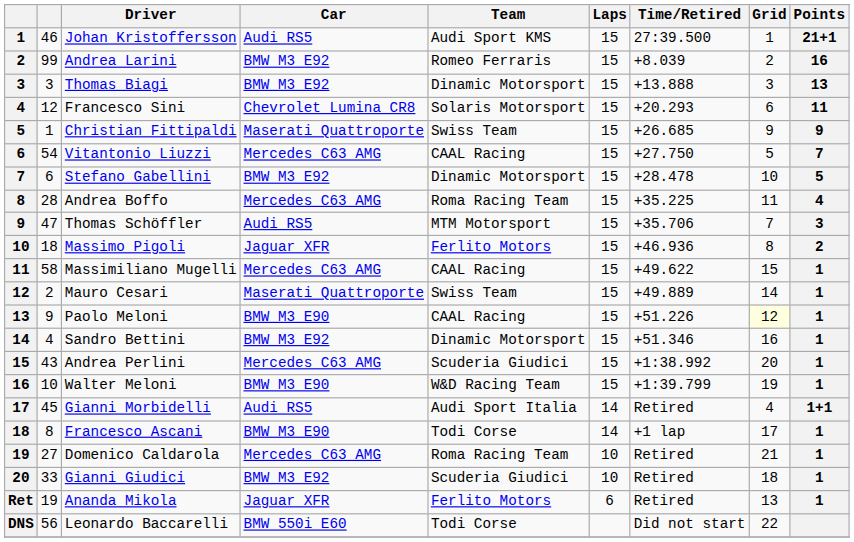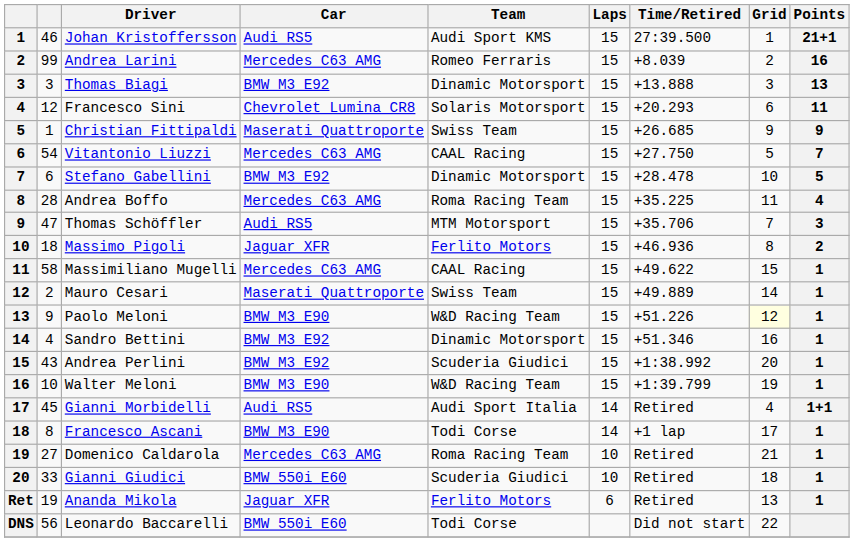(287, 63) BMW M3 E92 -> (312, 63) Mercedes C63 AMG
(478, 317) CAAL Racing -> (495, 317) W&D Racing Team
(312, 363) Mercedes C63 AMG -> (287, 363) BMW M3 E92
(287, 479) BMW M3 E92 -> (295, 479) BMW 550i E60
